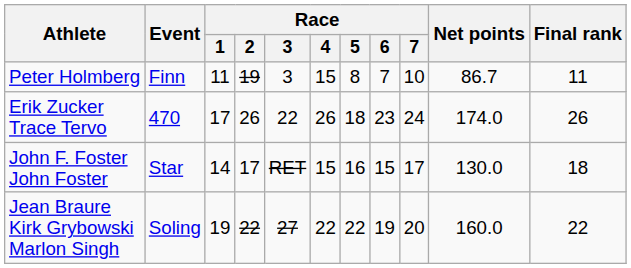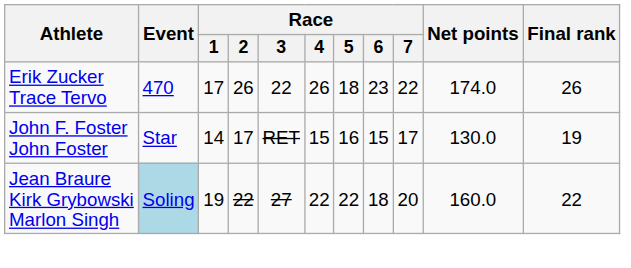- row: (75, 77)
(414, 117) 24 -> (408, 88) 22
(578, 168) 18 -> (572, 138) 19
(175, 228) no background -> (169, 199) lightblue background
(385, 228) 19 -> (378, 199) 18
